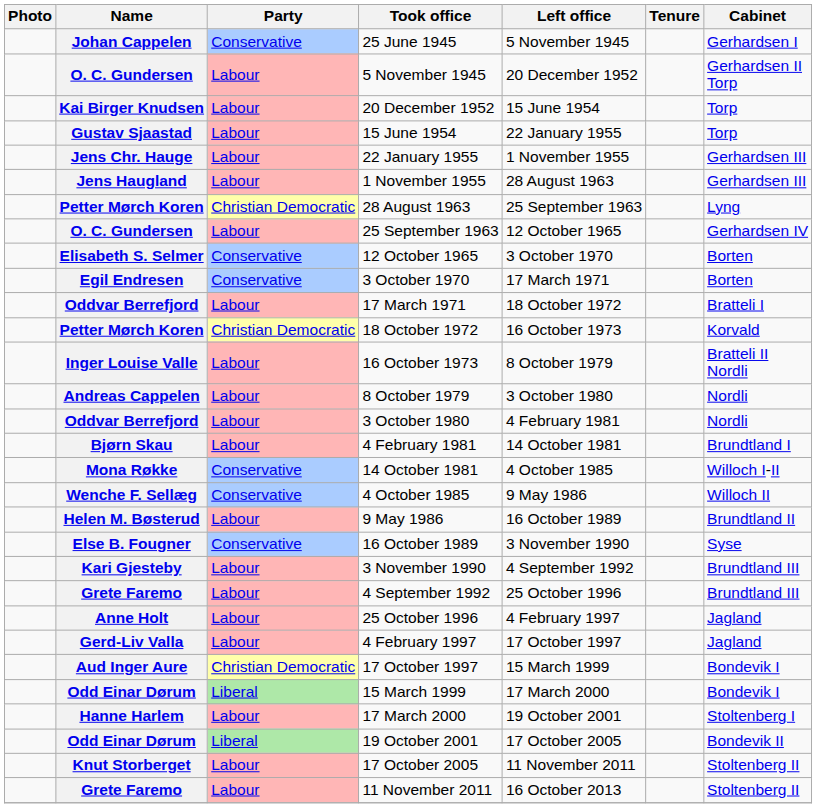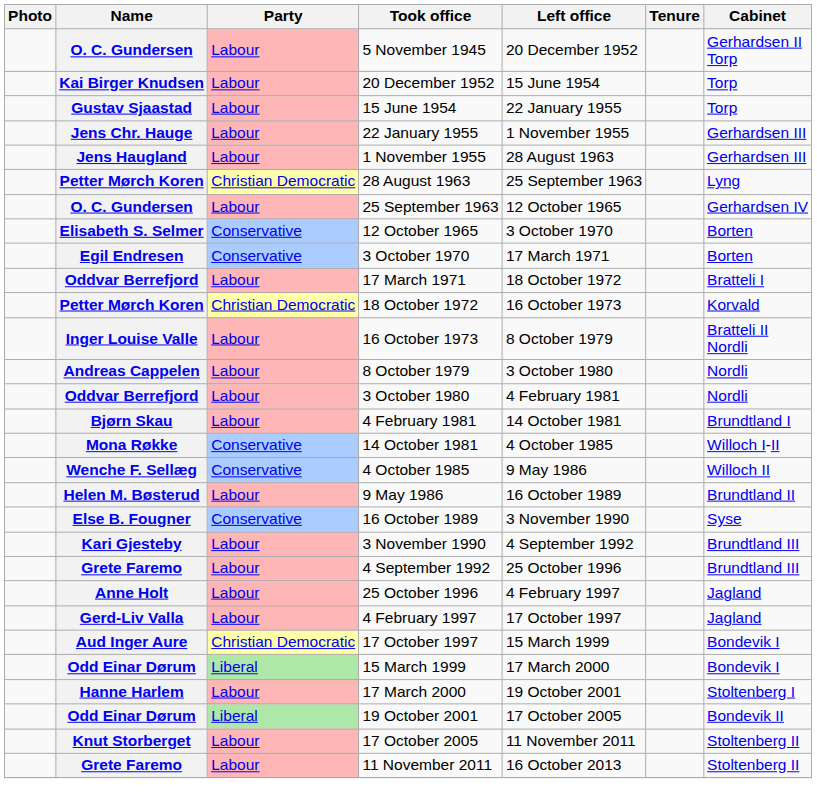- row: (409, 41)
